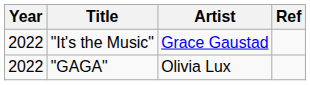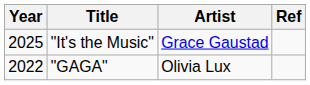(26, 42) 2022 -> (26, 42) 2025
